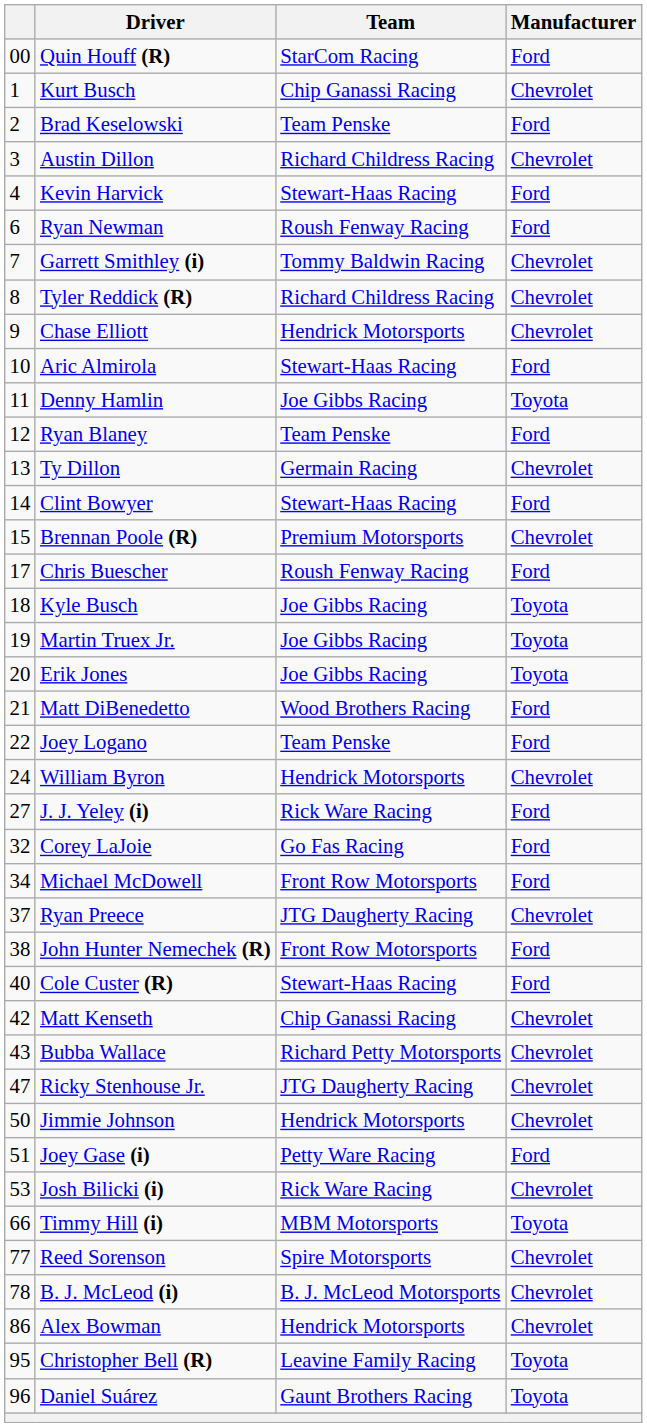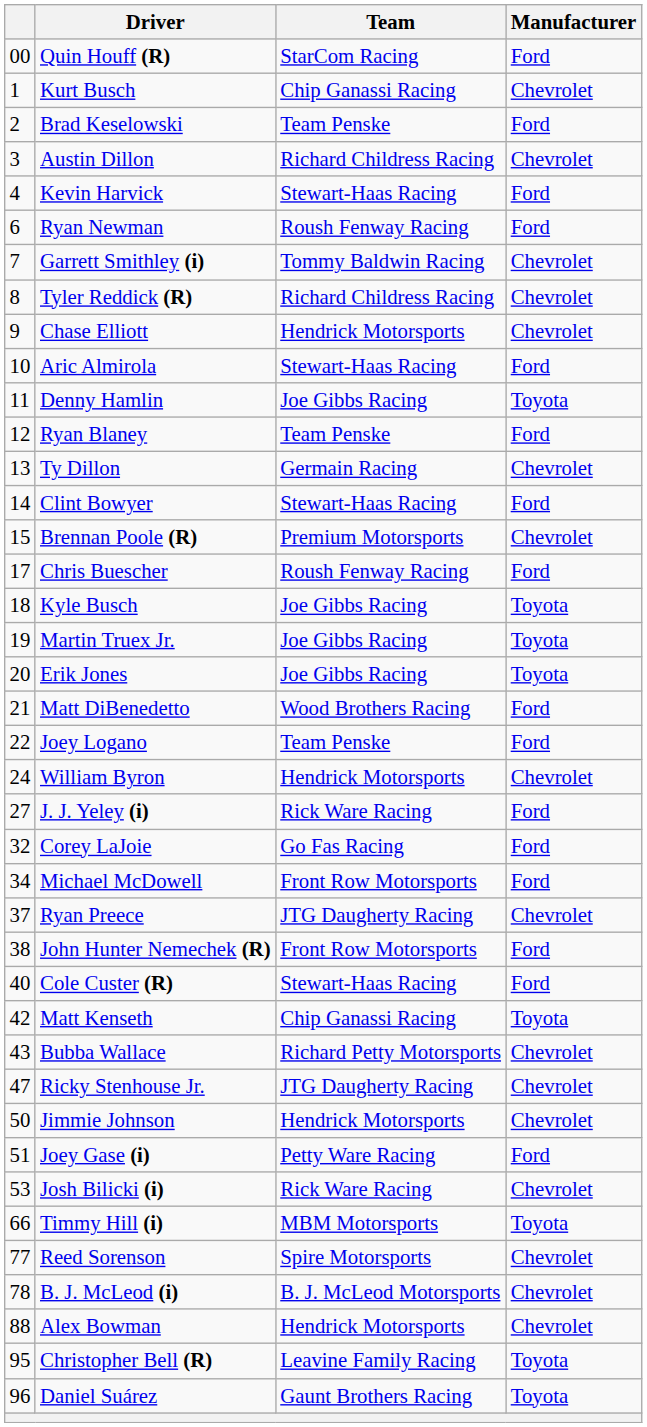(552, 1017) Chevrolet -> (539, 1017) Toyota
(20, 1326) 86 -> (20, 1326) 88
